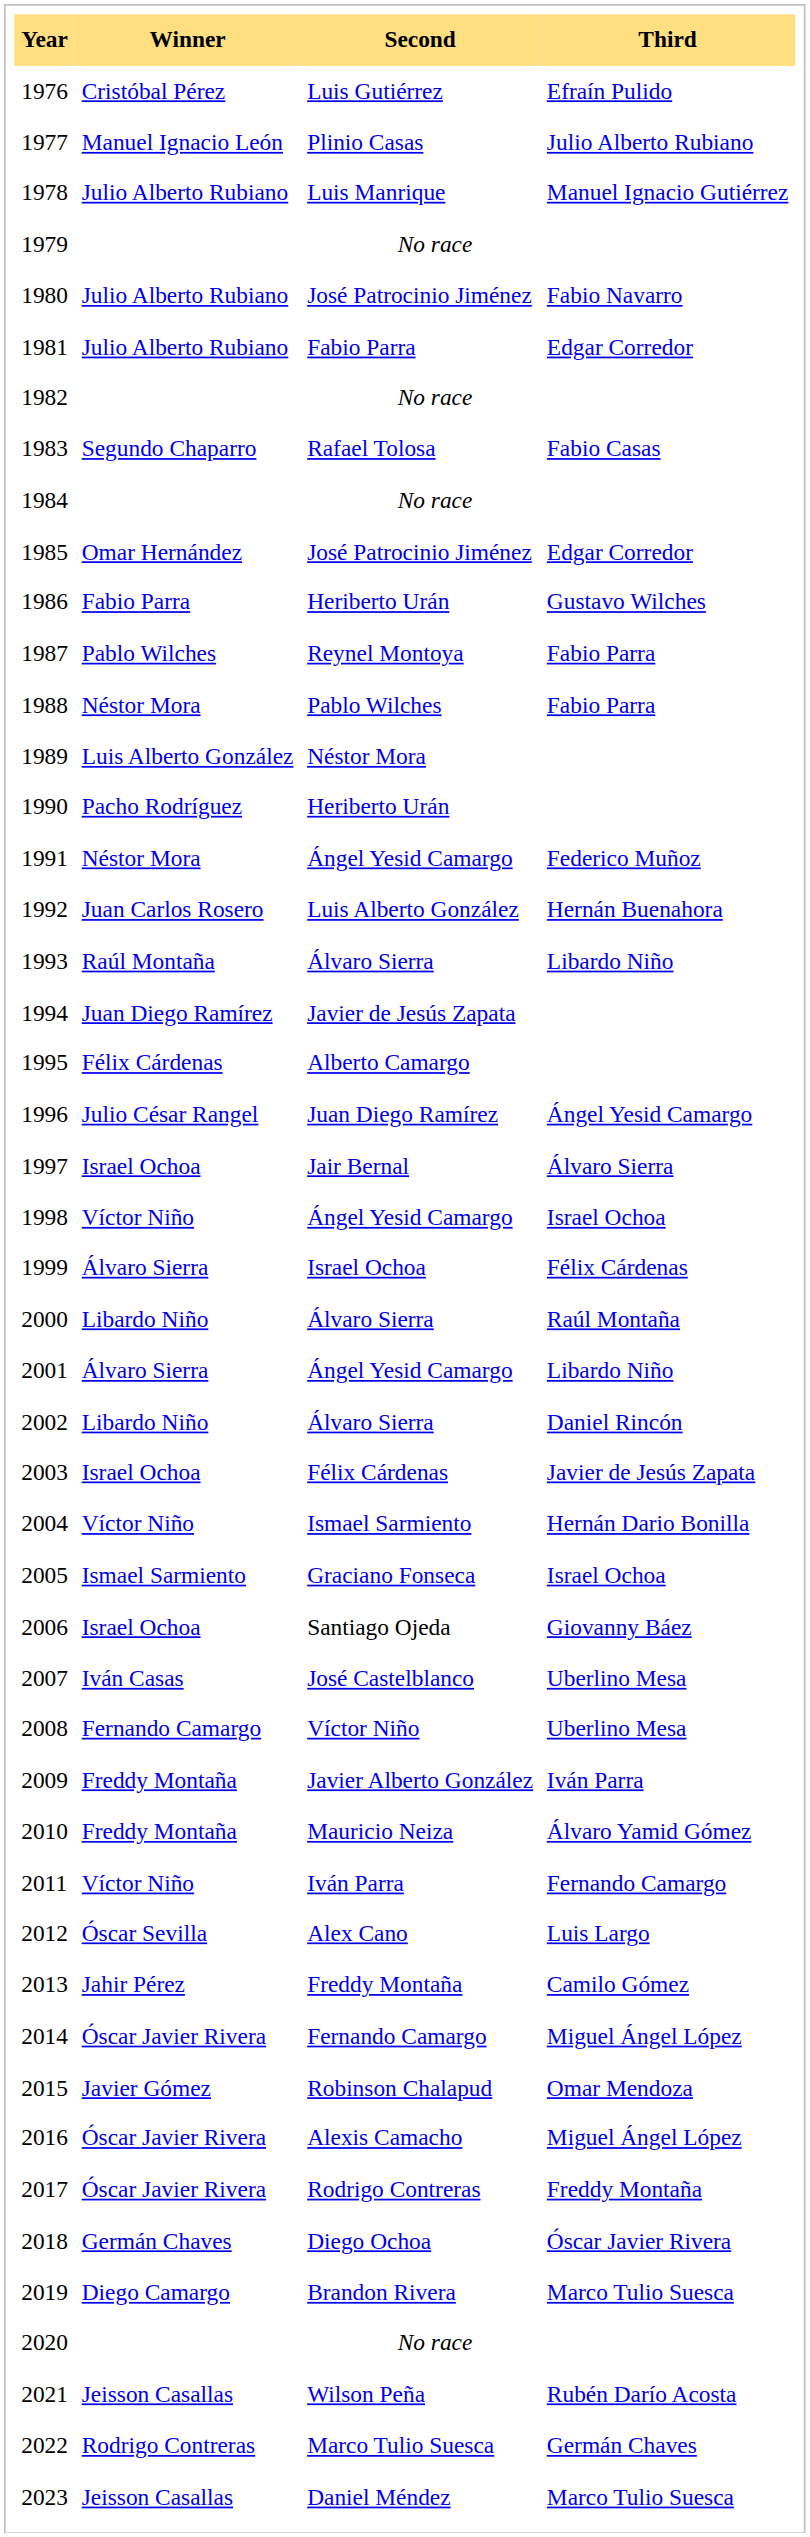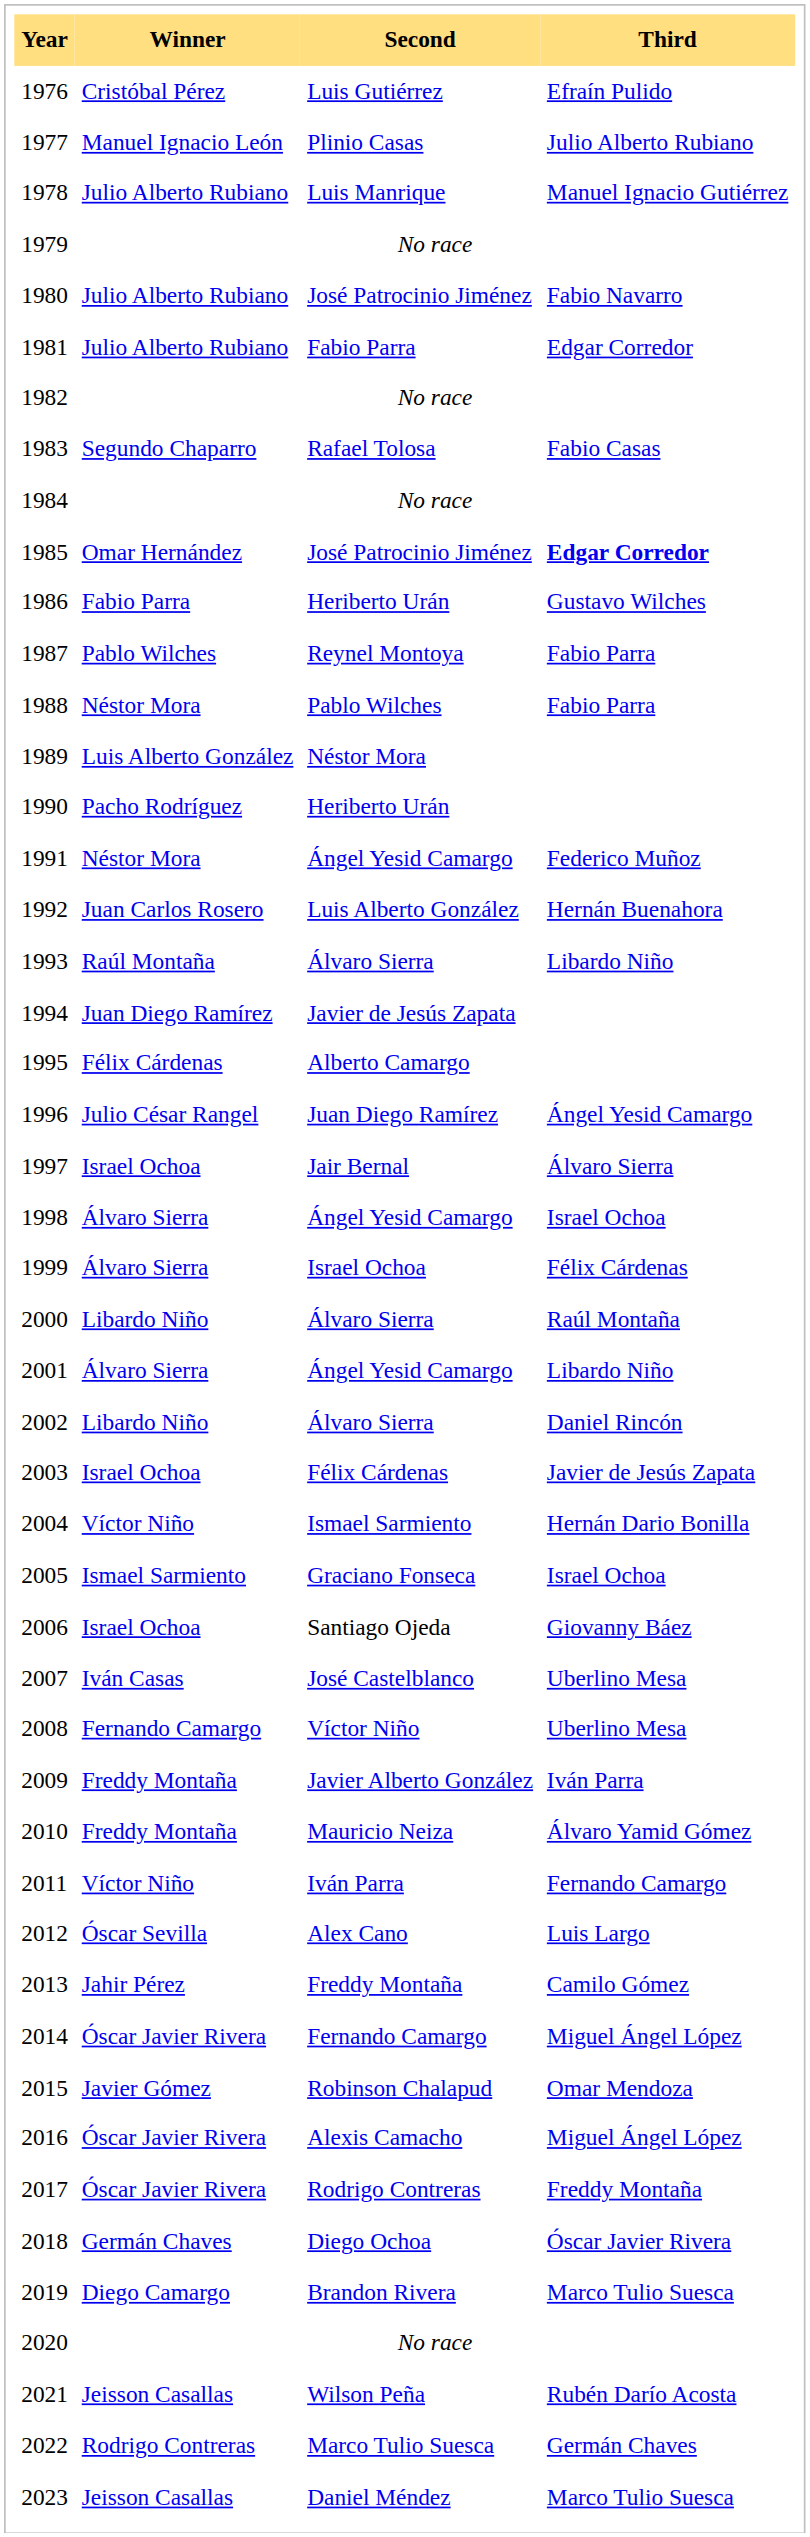(620, 551) normal -> (628, 551) bold
(138, 1217) Víctor Niño -> (145, 1217) Álvaro Sierra
